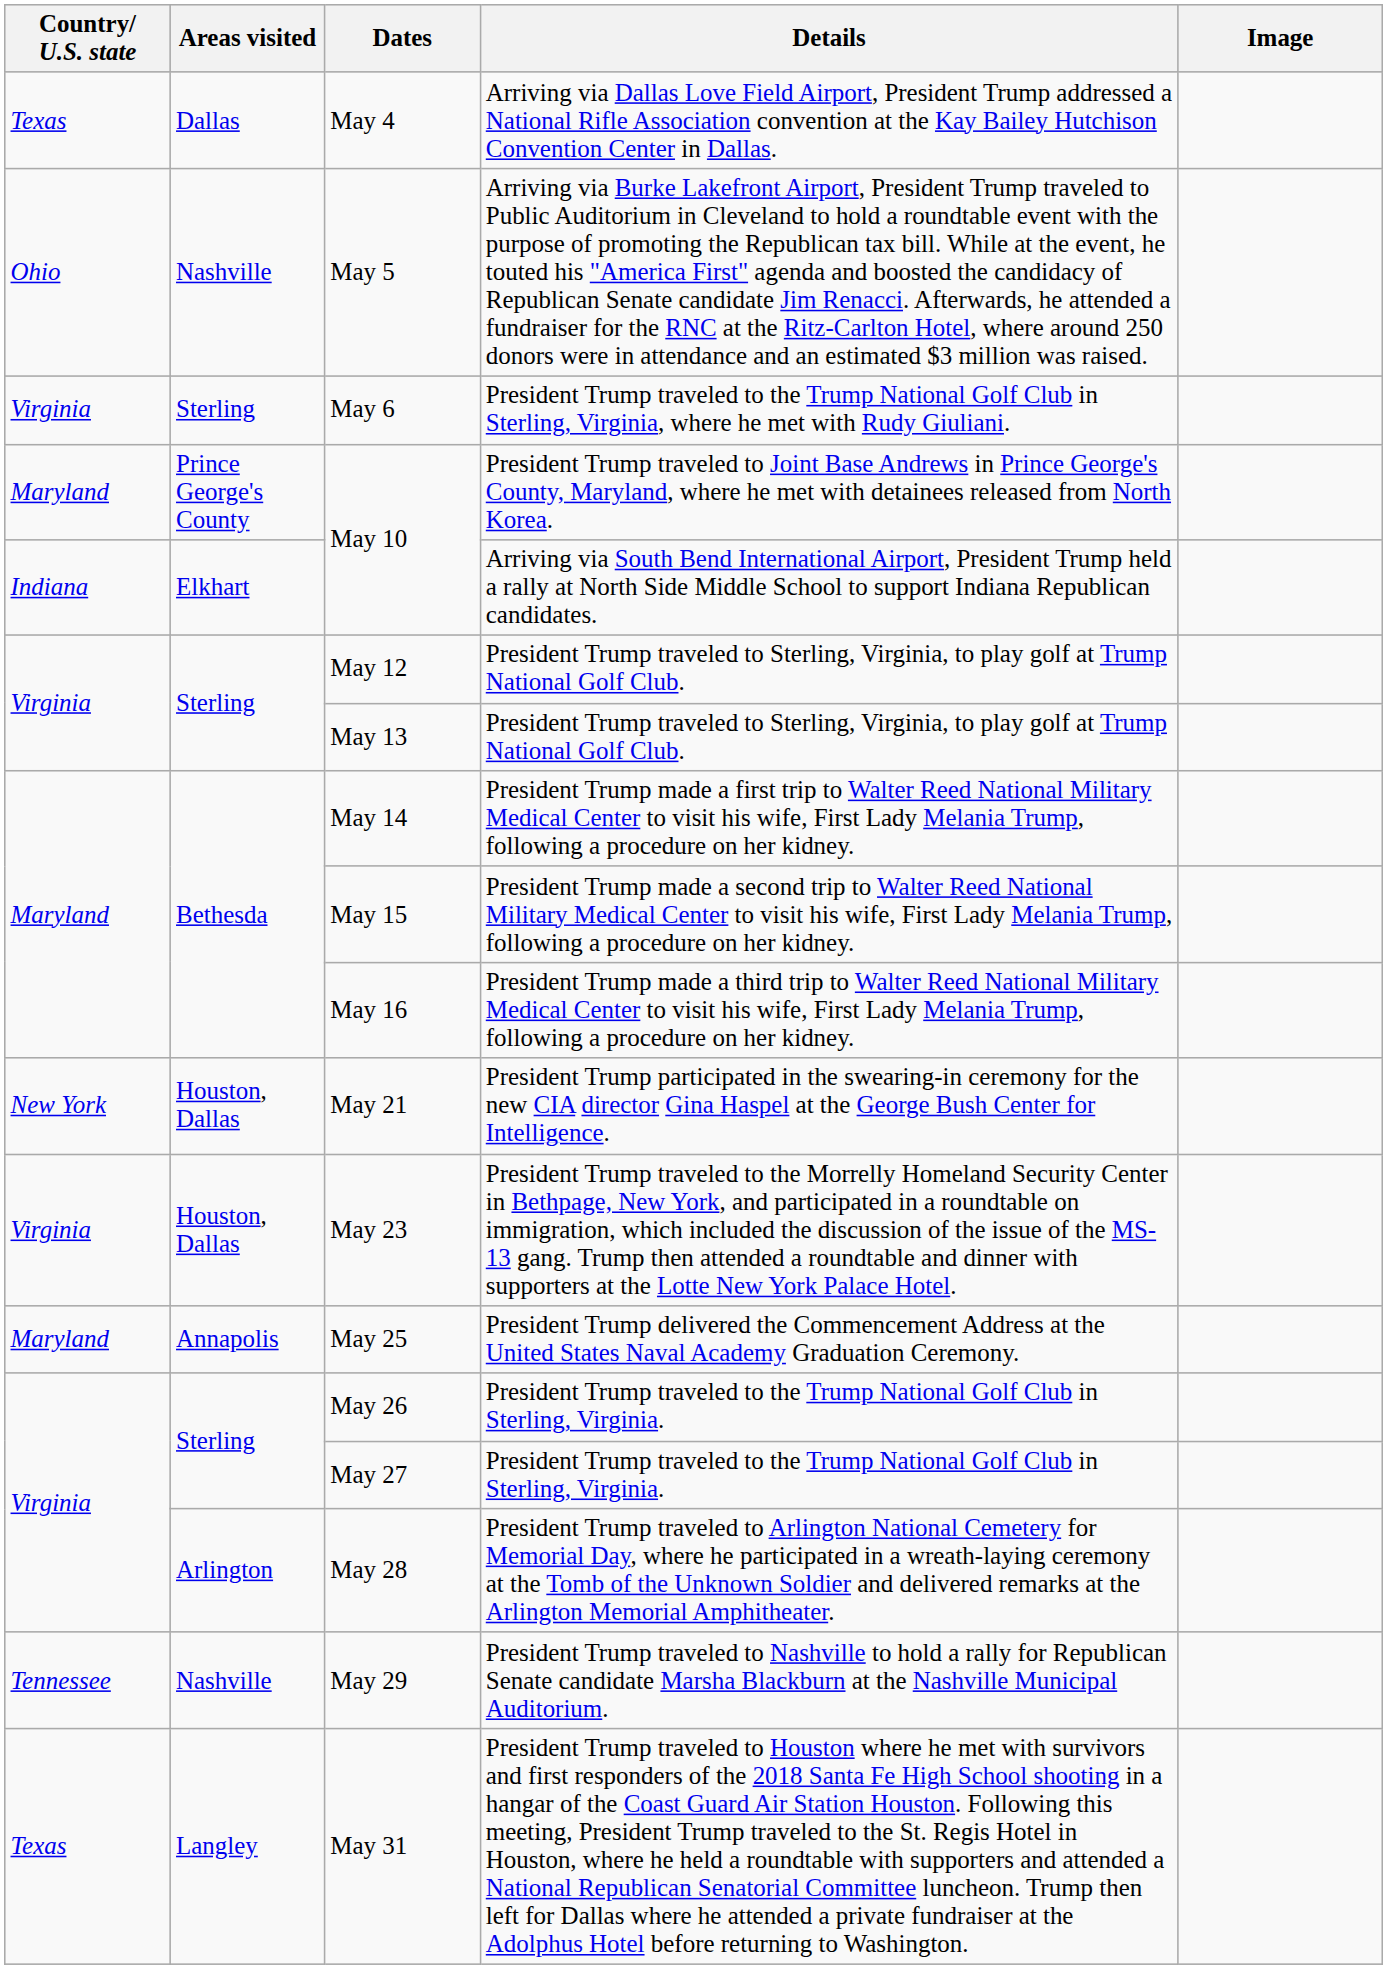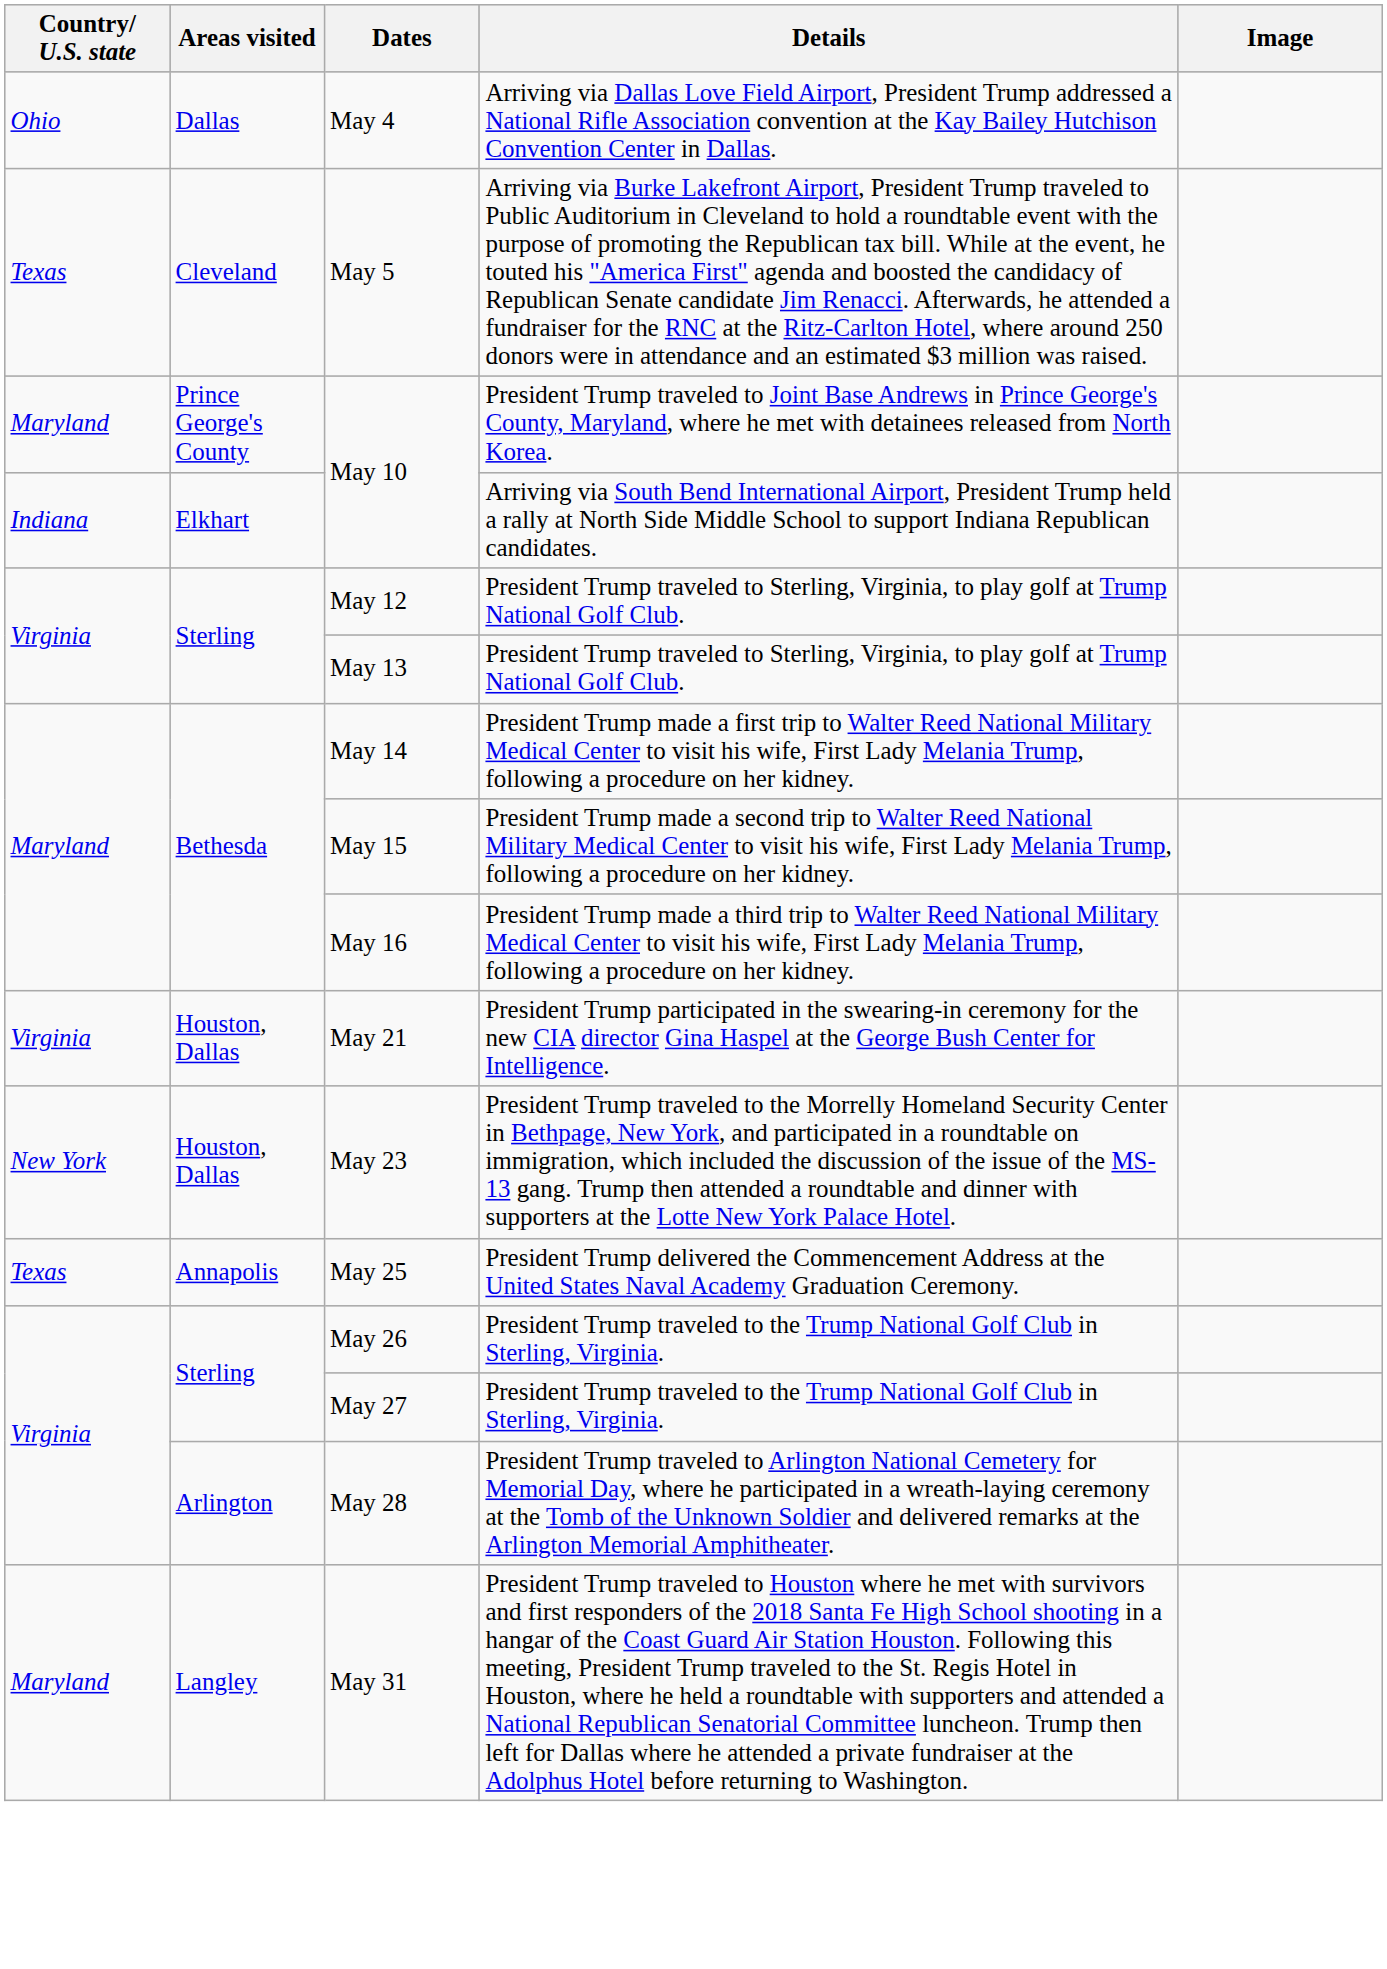(39, 120) Texas -> (35, 120) Ohio
(35, 271) Ohio -> (39, 271) Texas
(224, 271) Nashville -> (226, 271) Cleveland
- row: (363, 409)
(58, 1105) New York -> (51, 1037) Virginia
(51, 1229) Virginia -> (58, 1161) New York
(60, 1339) Maryland -> (39, 1271) Texas
- row: (369, 1680)
(39, 1845) Texas -> (60, 1682) Maryland
